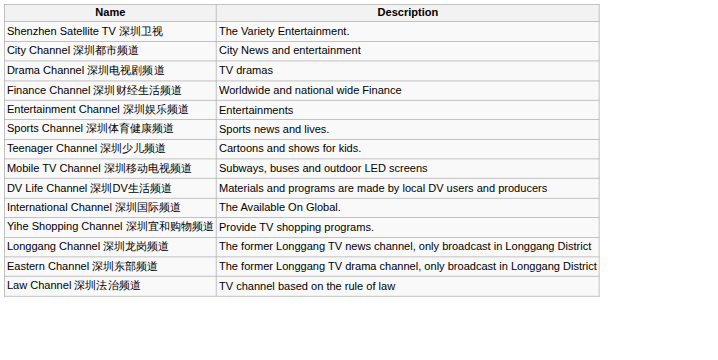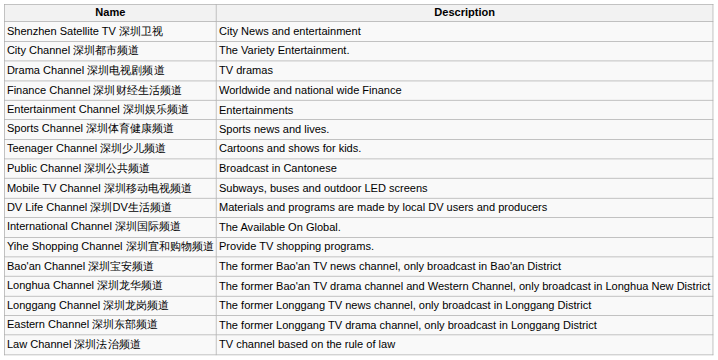(284, 31) The Variety Entertainment. -> (290, 31) City News and entertainment
(290, 51) City News and entertainment -> (284, 51) The Variety Entertainment.
+ row: (79, 168)
+ row: (81, 266)
+ row: (85, 285)
